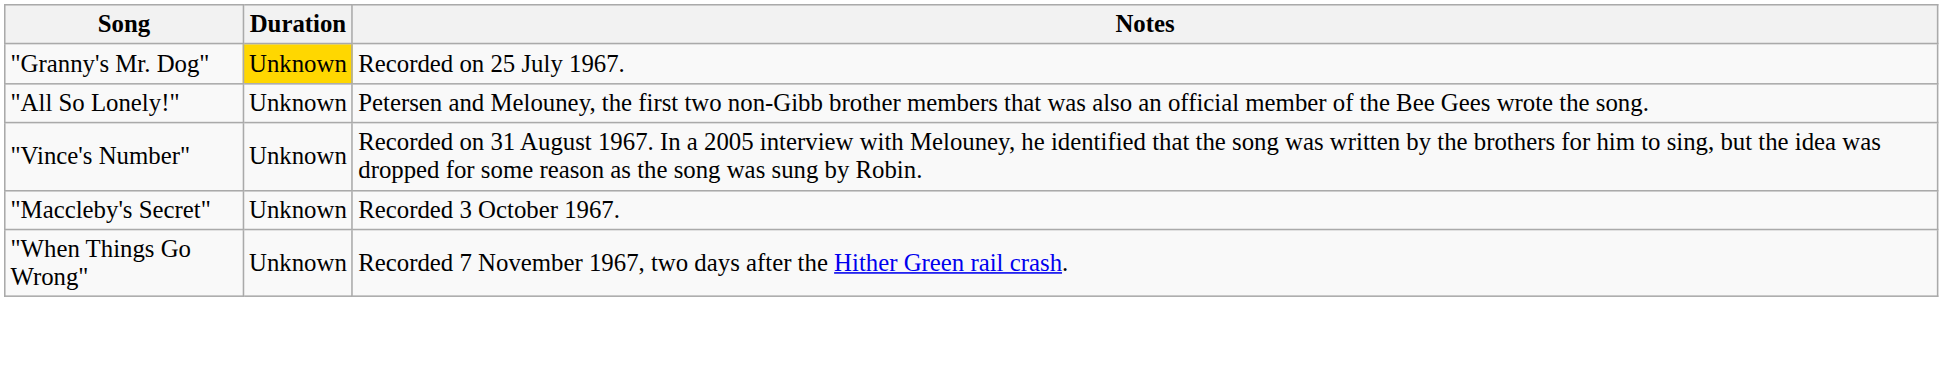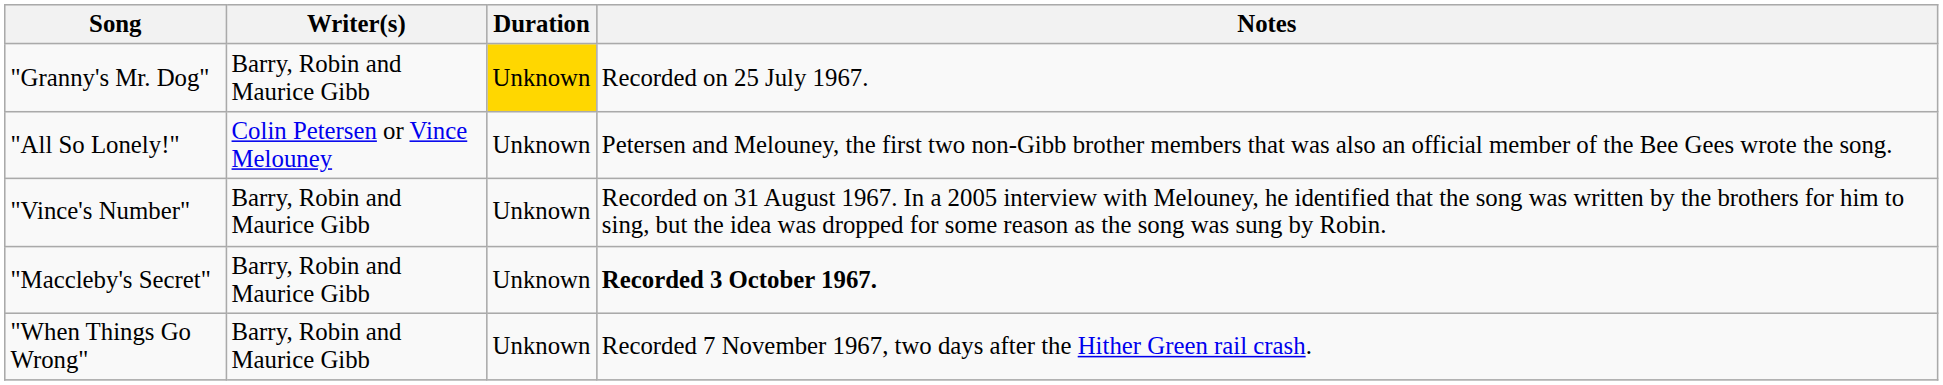+ column: (356, 24)
(489, 209) normal -> (739, 279) bold
